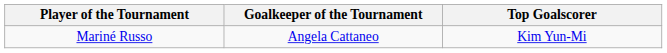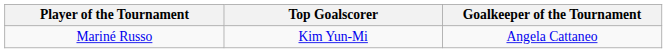columns swapped: (552, 15) <-> (333, 15)
